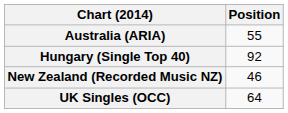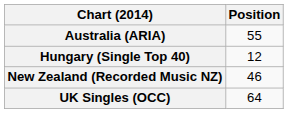(254, 56) 92 -> (254, 56) 12
